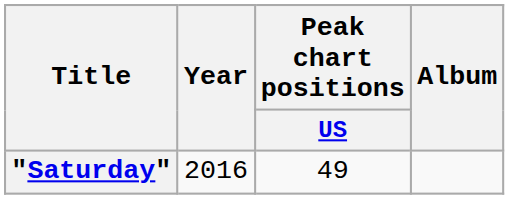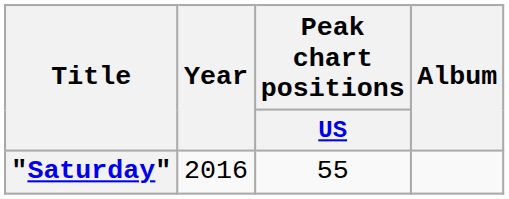(333, 172) 49 -> (333, 172) 55
